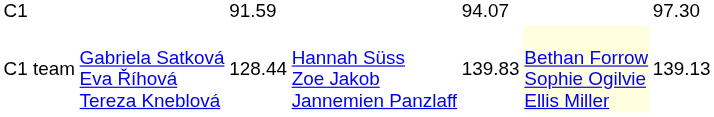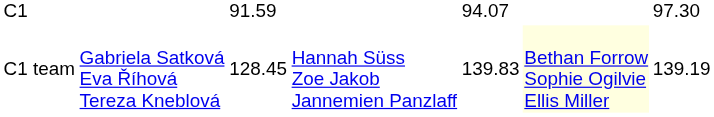(258, 68) 128.44 -> (258, 68) 128.45
(682, 68) 139.13 -> (682, 68) 139.19
